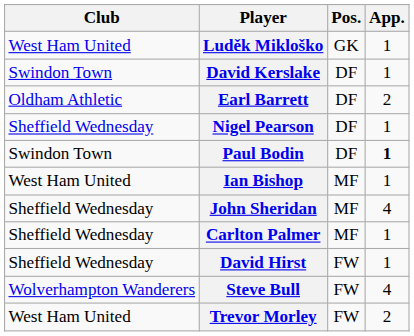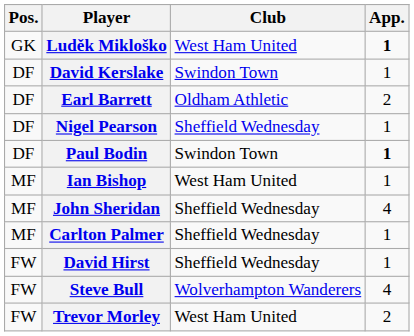columns swapped: (346, 18) <-> (102, 18)
(387, 45) normal -> (387, 45) bold
